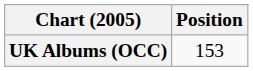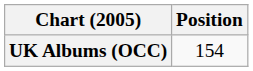(209, 50) 153 -> (209, 50) 154
